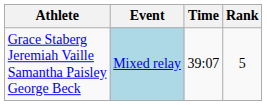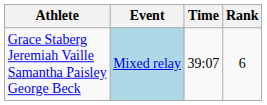(242, 64) 5 -> (242, 64) 6
